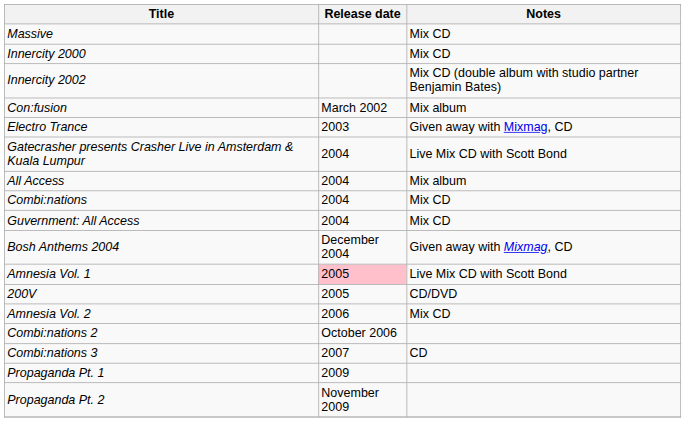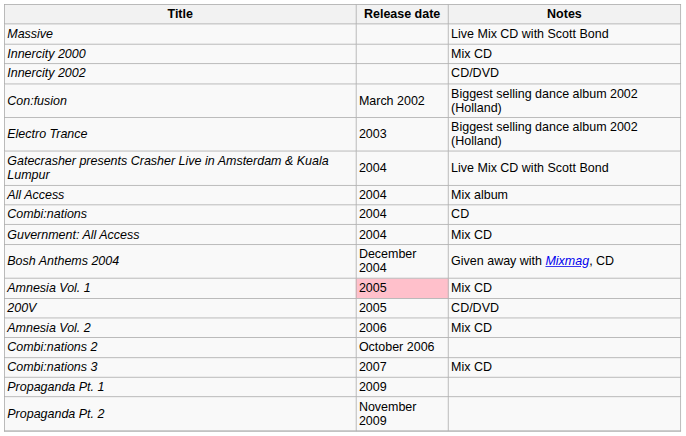(430, 34) Mix CD -> (530, 34) Live Mix CD with Scott Bond
(524, 80) Mix CD (double album with studio partner Benjamin Bates) -> (475, 73) CD/DVD
(438, 107) Mix album -> (544, 100) Biggest selling dance album 2002 (Holland)
(491, 127) Given away with Mixmag, CD -> (544, 134) Biggest selling dance album 2002 (Holland)
(430, 200) Mix CD -> (460, 214) CD
(488, 274) Live Mix CD with Scott Bond -> (472, 288) Mix CD
(419, 353) CD -> (472, 367) Mix CD
